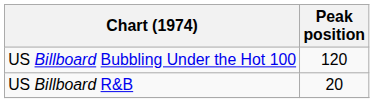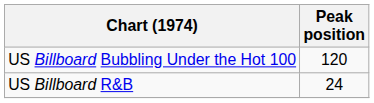(334, 85) 20 -> (334, 85) 24
